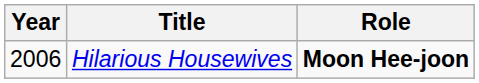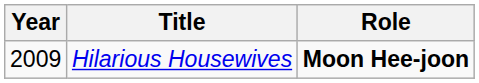(36, 59) 2006 -> (36, 59) 2009
